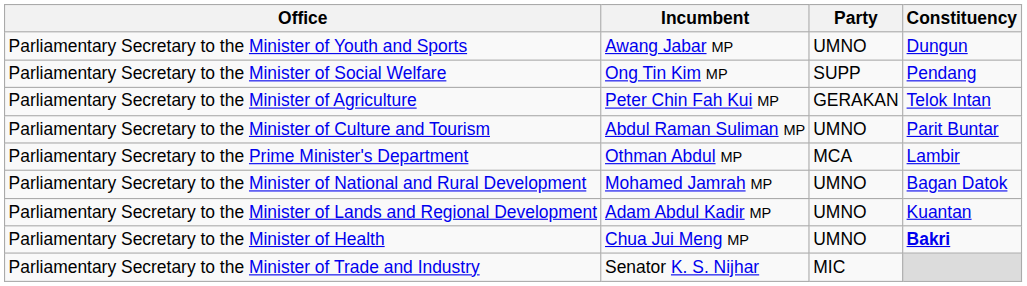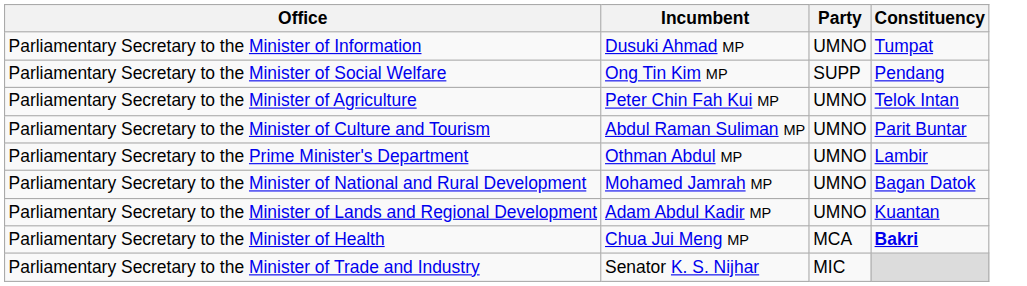- row: (238, 45)
+ row: (215, 45)
(856, 101) GERAKAN -> (840, 101) UMNO
(833, 156) MCA -> (840, 156) UMNO
(840, 239) UMNO -> (833, 239) MCA
